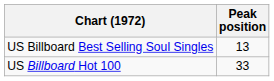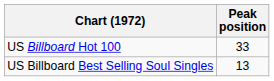rows swapped: (64, 66) <-> (110, 47)
